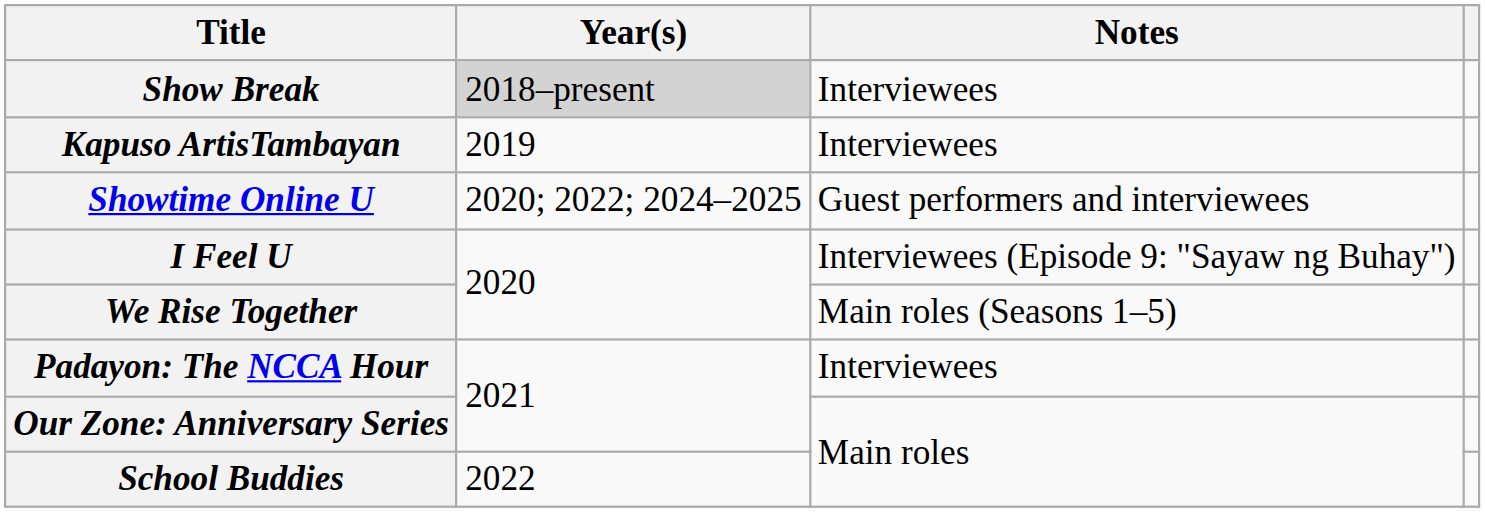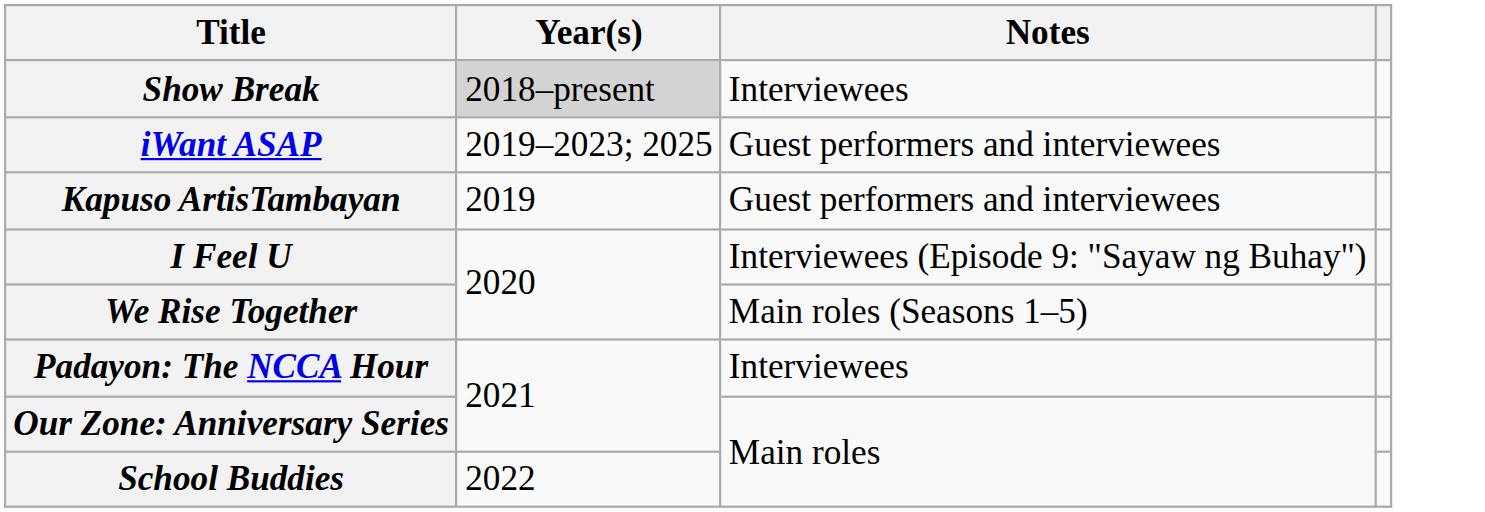+ row: (231, 144)
(908, 144) Interviewees -> (975, 199) Guest performers and interviewees
- row: (231, 199)
